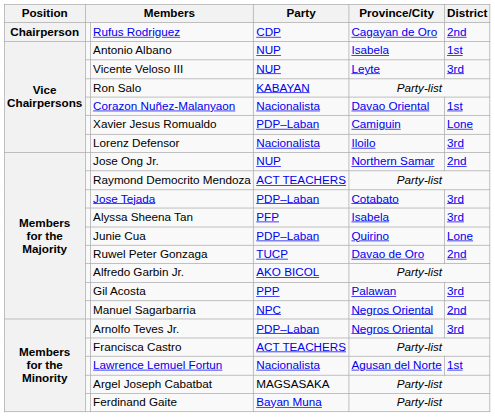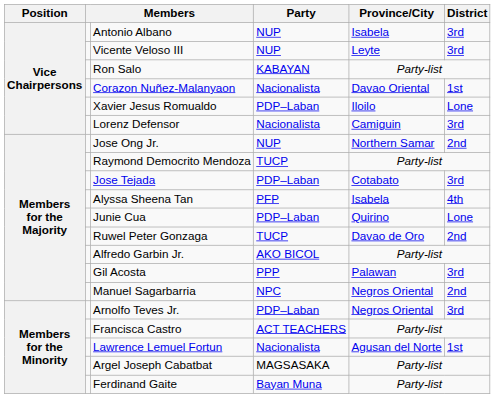- row: (137, 32)
(455, 50) 1st -> (456, 32) 3rd
(376, 124) Camiguin -> (363, 106) Iloilo
(363, 143) Iloilo -> (376, 124) Camiguin
(301, 180) ACT TEACHERS -> (272, 161) TUCP
(456, 217) 3rd -> (455, 198) 4th
